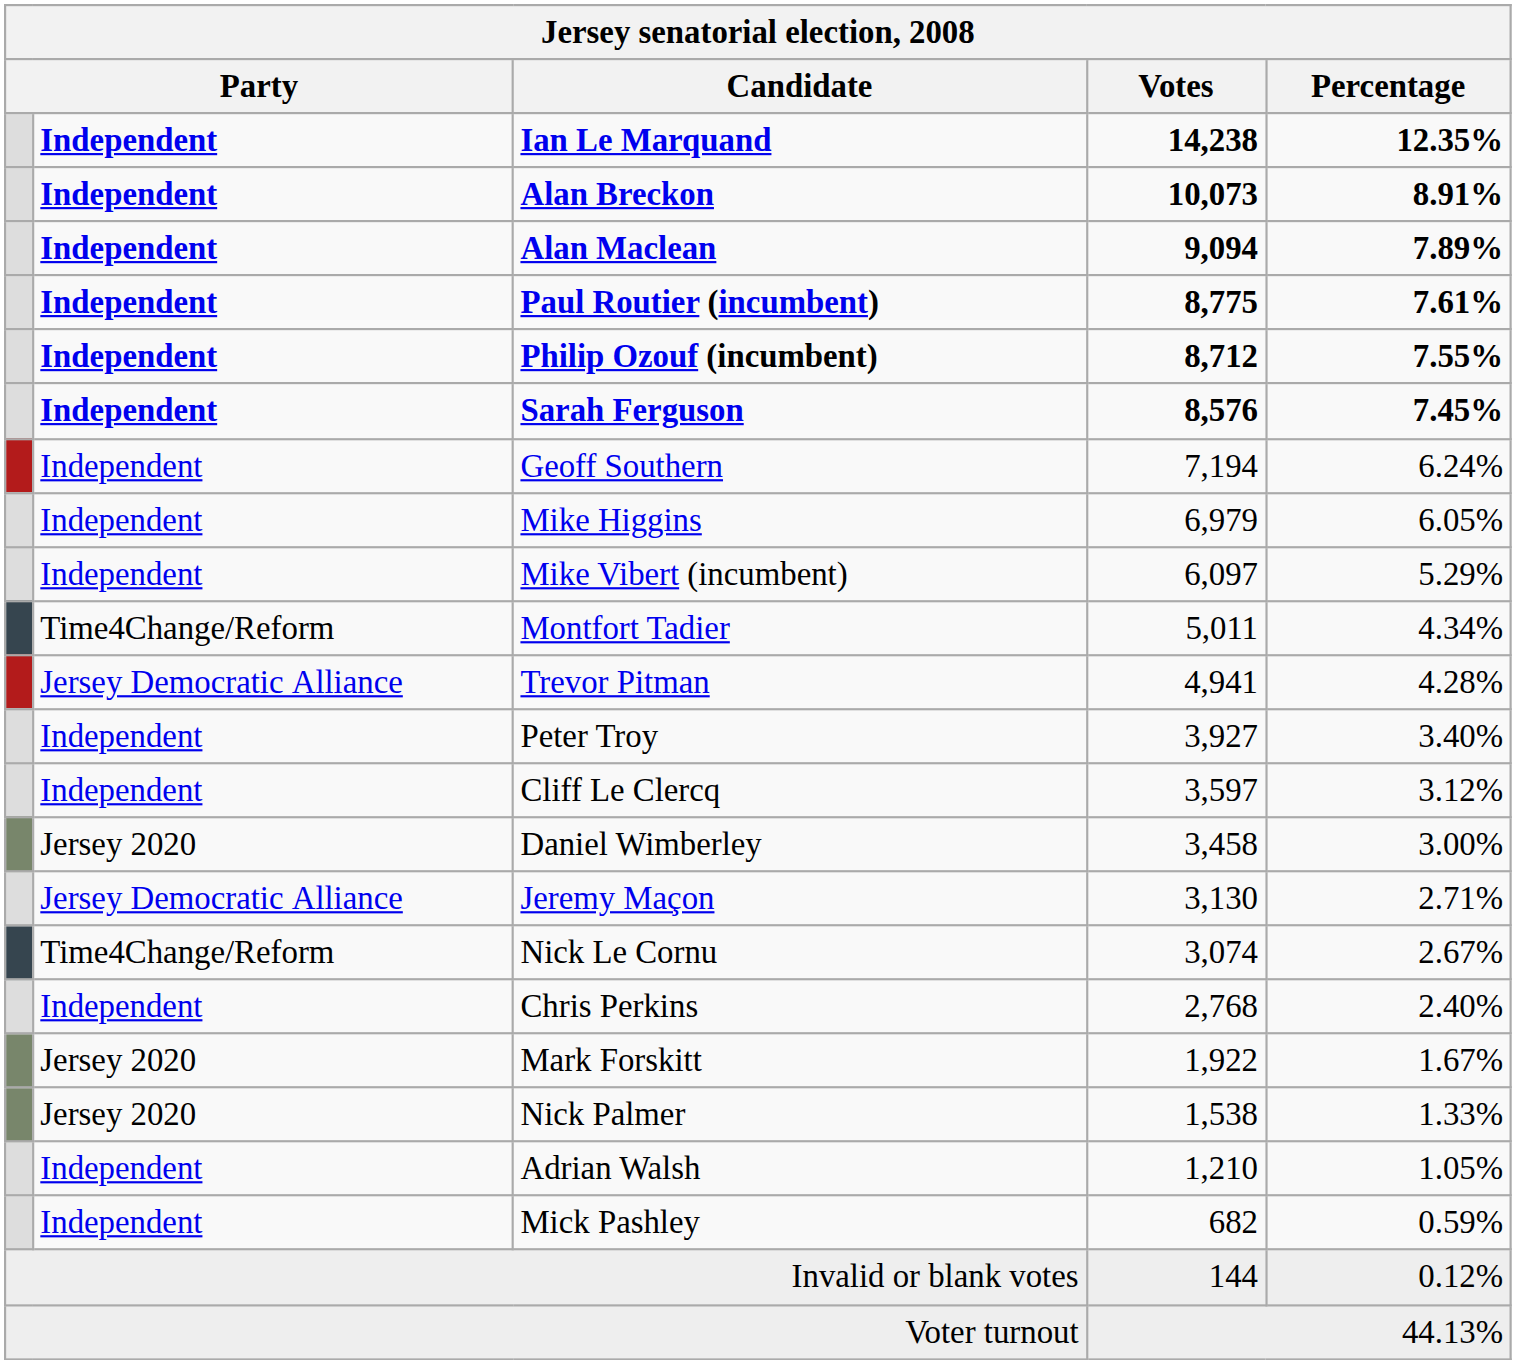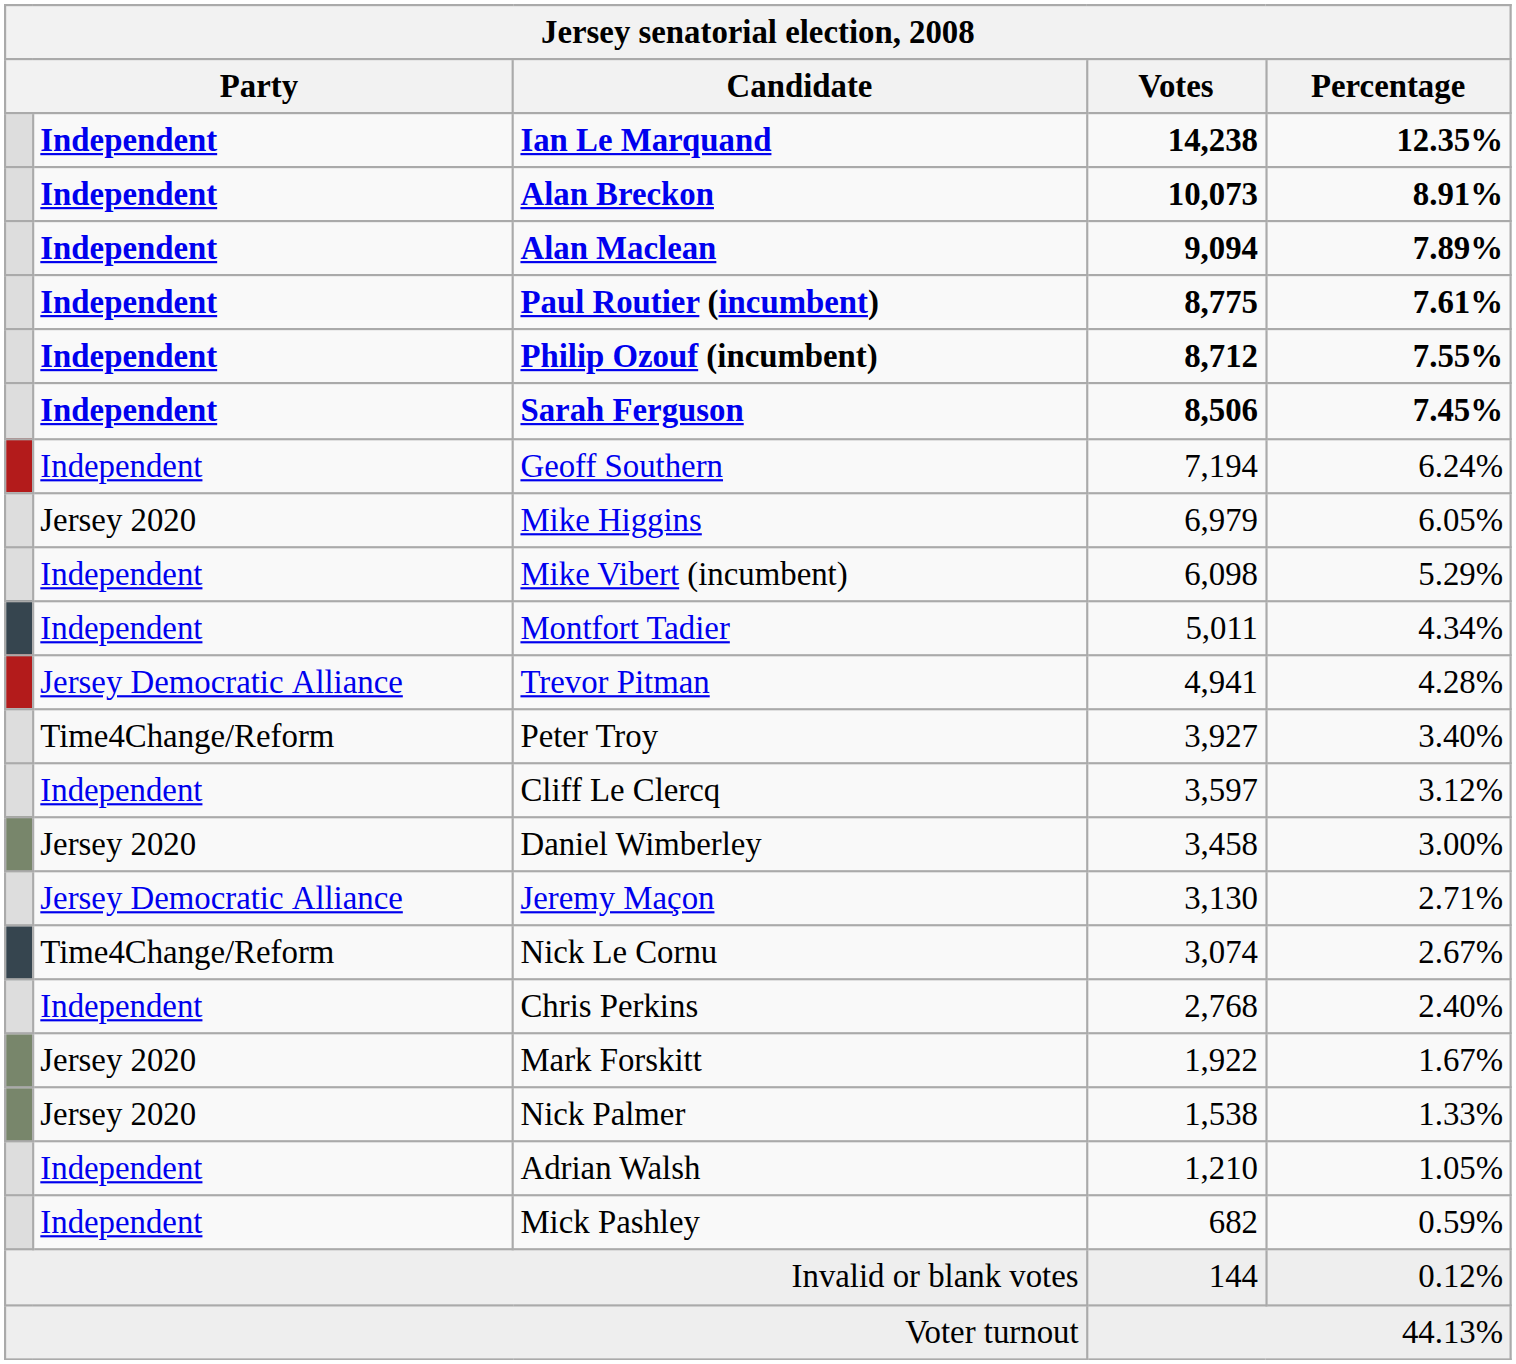(1221, 410) 8,576 -> (1221, 410) 8,506
(121, 518) Independent -> (118, 518) Jersey 2020
(1221, 573) 6,097 -> (1221, 573) 6,098
(187, 627) Time4Change/Reform -> (121, 627) Independent
(121, 735) Independent -> (187, 735) Time4Change/Reform
